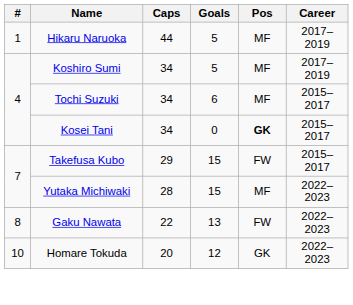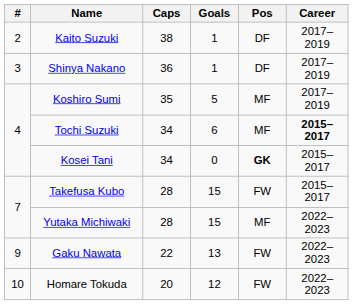- row: (87, 37)
+ row: (87, 37)
+ row: (87, 68)
(167, 68) 34 -> (167, 99) 35
(317, 99) normal -> (317, 130) bold
(167, 161) 29 -> (167, 191) 28
(18, 222) 8 -> (18, 253) 9
(262, 253) GK -> (262, 284) FW
